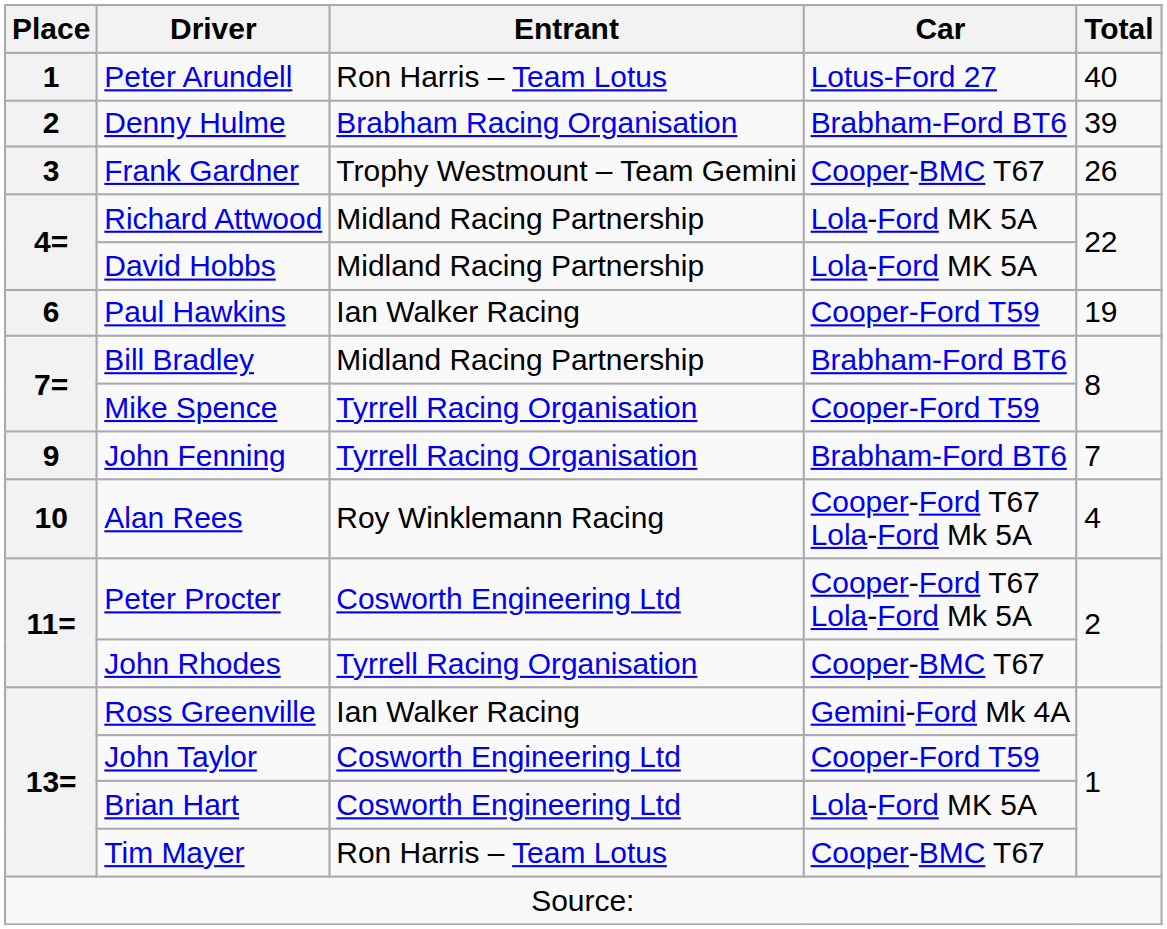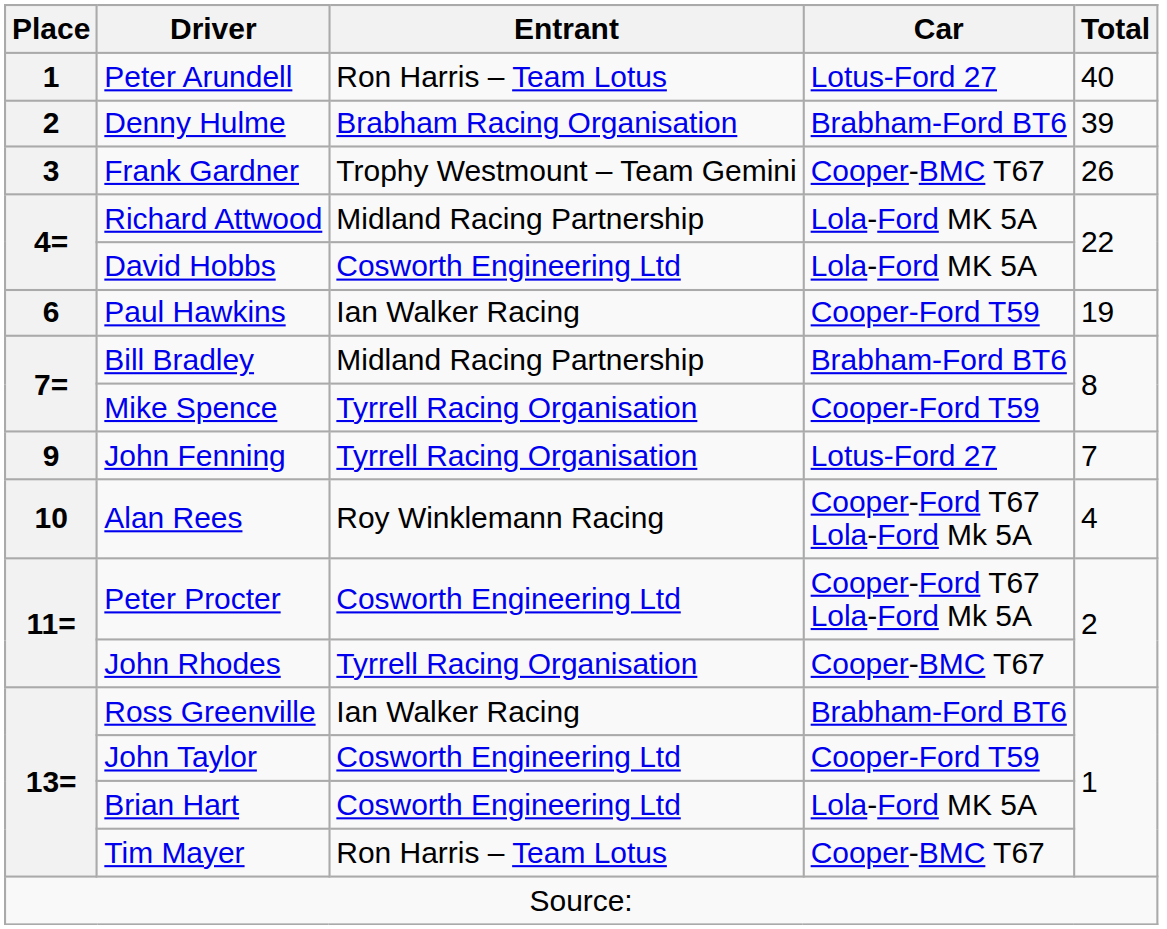(520, 266) Midland Racing Partnership -> (509, 266) Cosworth Engineering Ltd
(939, 455) Brabham-Ford BT6 -> (904, 455) Lotus-Ford 27
(940, 711) Gemini-Ford Mk 4A -> (939, 711) Brabham-Ford BT6
